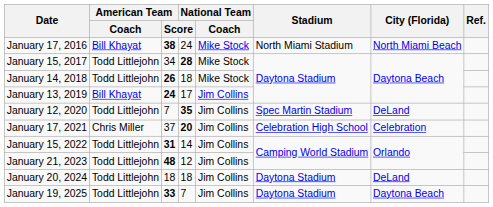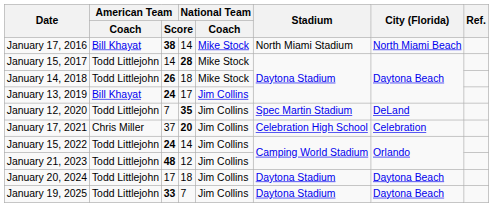(186, 45) 24 -> (186, 45) 14
(170, 62) 34 -> (170, 62) 14
(170, 144) 31 -> (170, 144) 24
(170, 177) 18 -> (170, 177) 17
(391, 177) DeLand -> (409, 177) Daytona Beach
